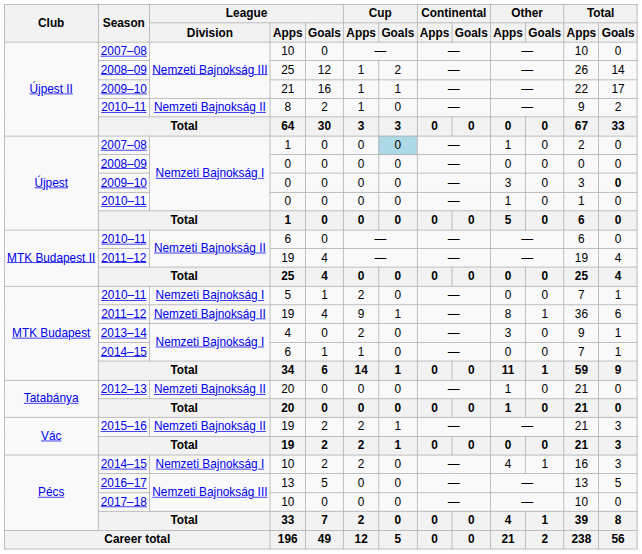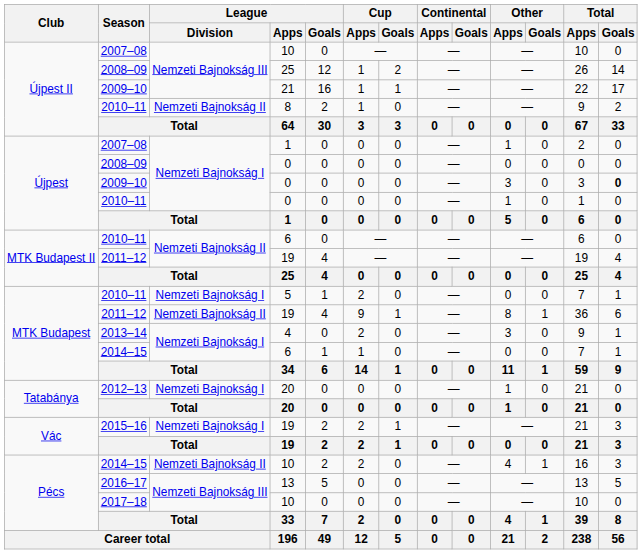(398, 145) lightblue background -> (398, 145) no background
(210, 389) Nemzeti Bajnokság II -> (210, 389) Nemzeti Bajnokság I
(210, 426) Nemzeti Bajnokság II -> (210, 426) Nemzeti Bajnokság I
(210, 464) Nemzeti Bajnokság I -> (210, 464) Nemzeti Bajnokság II
